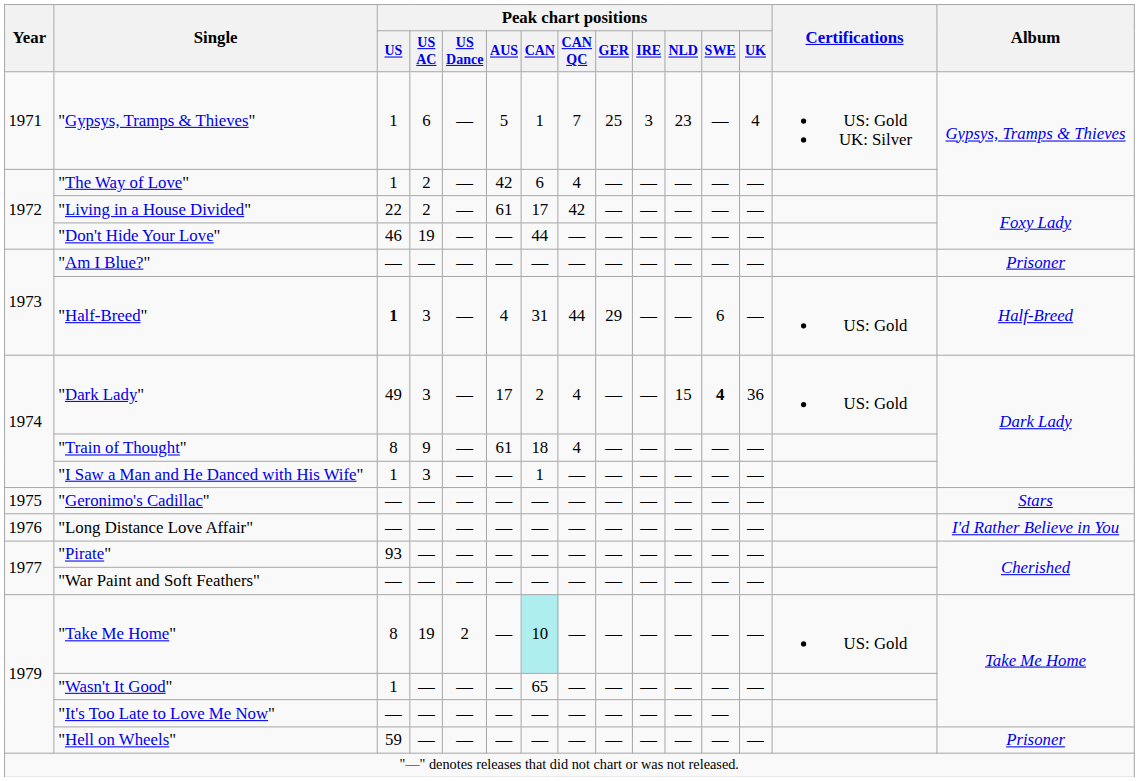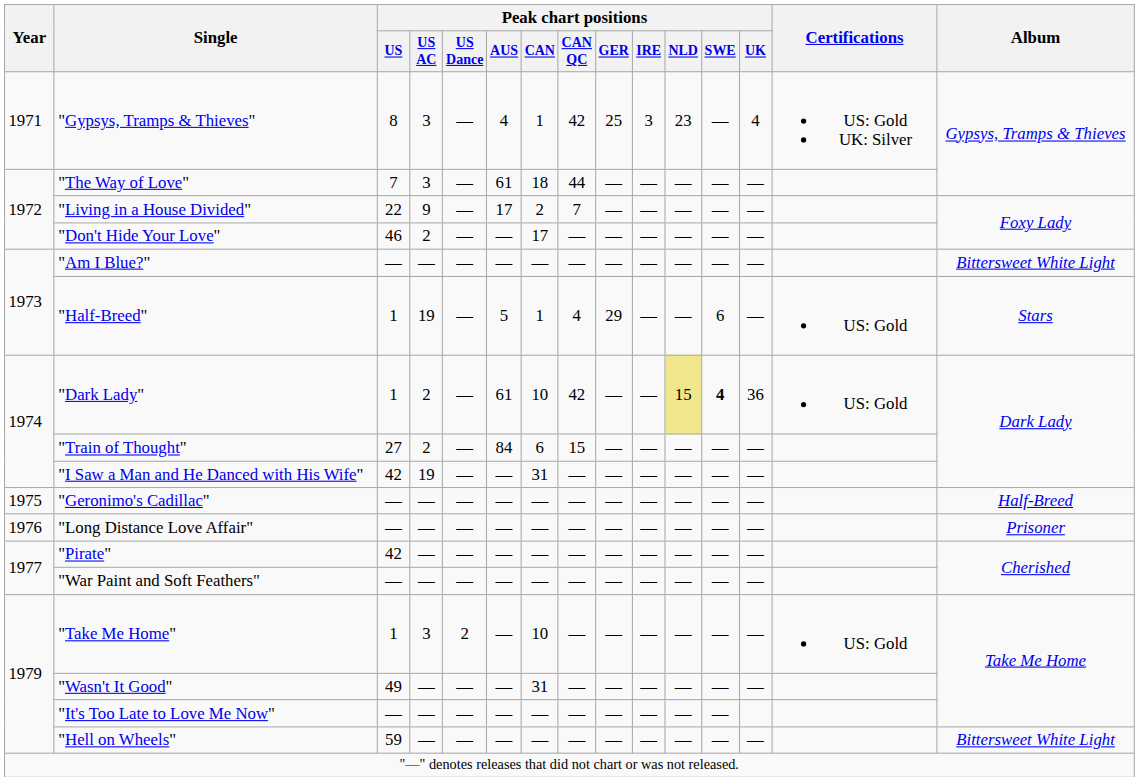(393, 120) 1 -> (393, 120) 8
(426, 120) 6 -> (426, 120) 3
(504, 120) 5 -> (504, 120) 4
(577, 120) 7 -> (577, 120) 42
(393, 182) 1 -> (393, 182) 7
(426, 182) 2 -> (426, 182) 3
(504, 182) 42 -> (504, 182) 61
(540, 182) 6 -> (540, 182) 18
(577, 182) 4 -> (577, 182) 44
(426, 209) 2 -> (426, 209) 9
(504, 209) 61 -> (504, 209) 17
(540, 209) 17 -> (540, 209) 2
(577, 209) 42 -> (577, 209) 7
(426, 236) 19 -> (426, 236) 2
(540, 236) 44 -> (540, 236) 17
(1036, 262) Prisoner -> (1036, 262) Bittersweet White Light
(393, 315) bold -> (393, 315) normal
(426, 315) 3 -> (426, 315) 19
(504, 315) 4 -> (504, 315) 5
(540, 315) 31 -> (540, 315) 1
(577, 315) 44 -> (577, 315) 4
(1036, 315) Half-Breed -> (1036, 315) Stars
(393, 394) 49 -> (393, 394) 1
(426, 394) 3 -> (426, 394) 2
(504, 394) 17 -> (504, 394) 61
(540, 394) 2 -> (540, 394) 10
(577, 394) 4 -> (577, 394) 42
(683, 394) no background -> (683, 394) khaki background
(393, 447) 8 -> (393, 447) 27
(426, 447) 9 -> (426, 447) 2
(504, 447) 61 -> (504, 447) 84
(540, 447) 18 -> (540, 447) 6
(577, 447) 4 -> (577, 447) 15
(393, 474) 1 -> (393, 474) 42
(426, 474) 3 -> (426, 474) 19
(540, 474) 1 -> (540, 474) 31
(1036, 500) Stars -> (1036, 500) Half-Breed
(1036, 527) I'd Rather Believe in You -> (1036, 527) Prisoner
(393, 554) 93 -> (393, 554) 42
(393, 633) 8 -> (393, 633) 1
(426, 633) 19 -> (426, 633) 3
(540, 633) paleturquoise background -> (540, 633) no background
(393, 686) 1 -> (393, 686) 49
(540, 686) 65 -> (540, 686) 31
(1036, 739) Prisoner -> (1036, 739) Bittersweet White Light
